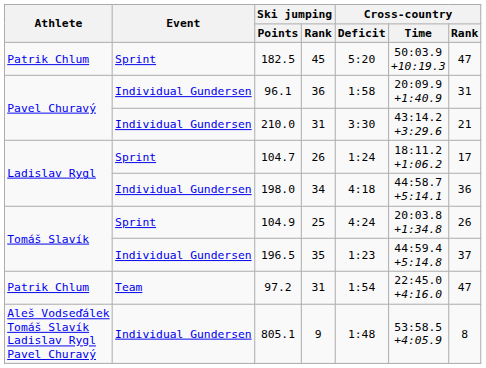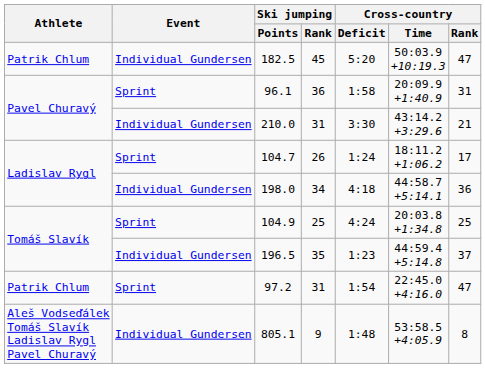(136, 59) Sprint -> (183, 59) Individual Gundersen
(183, 91) Individual Gundersen -> (136, 91) Sprint
(465, 222) 26 -> (465, 222) 25
(129, 287) Team -> (136, 287) Sprint
